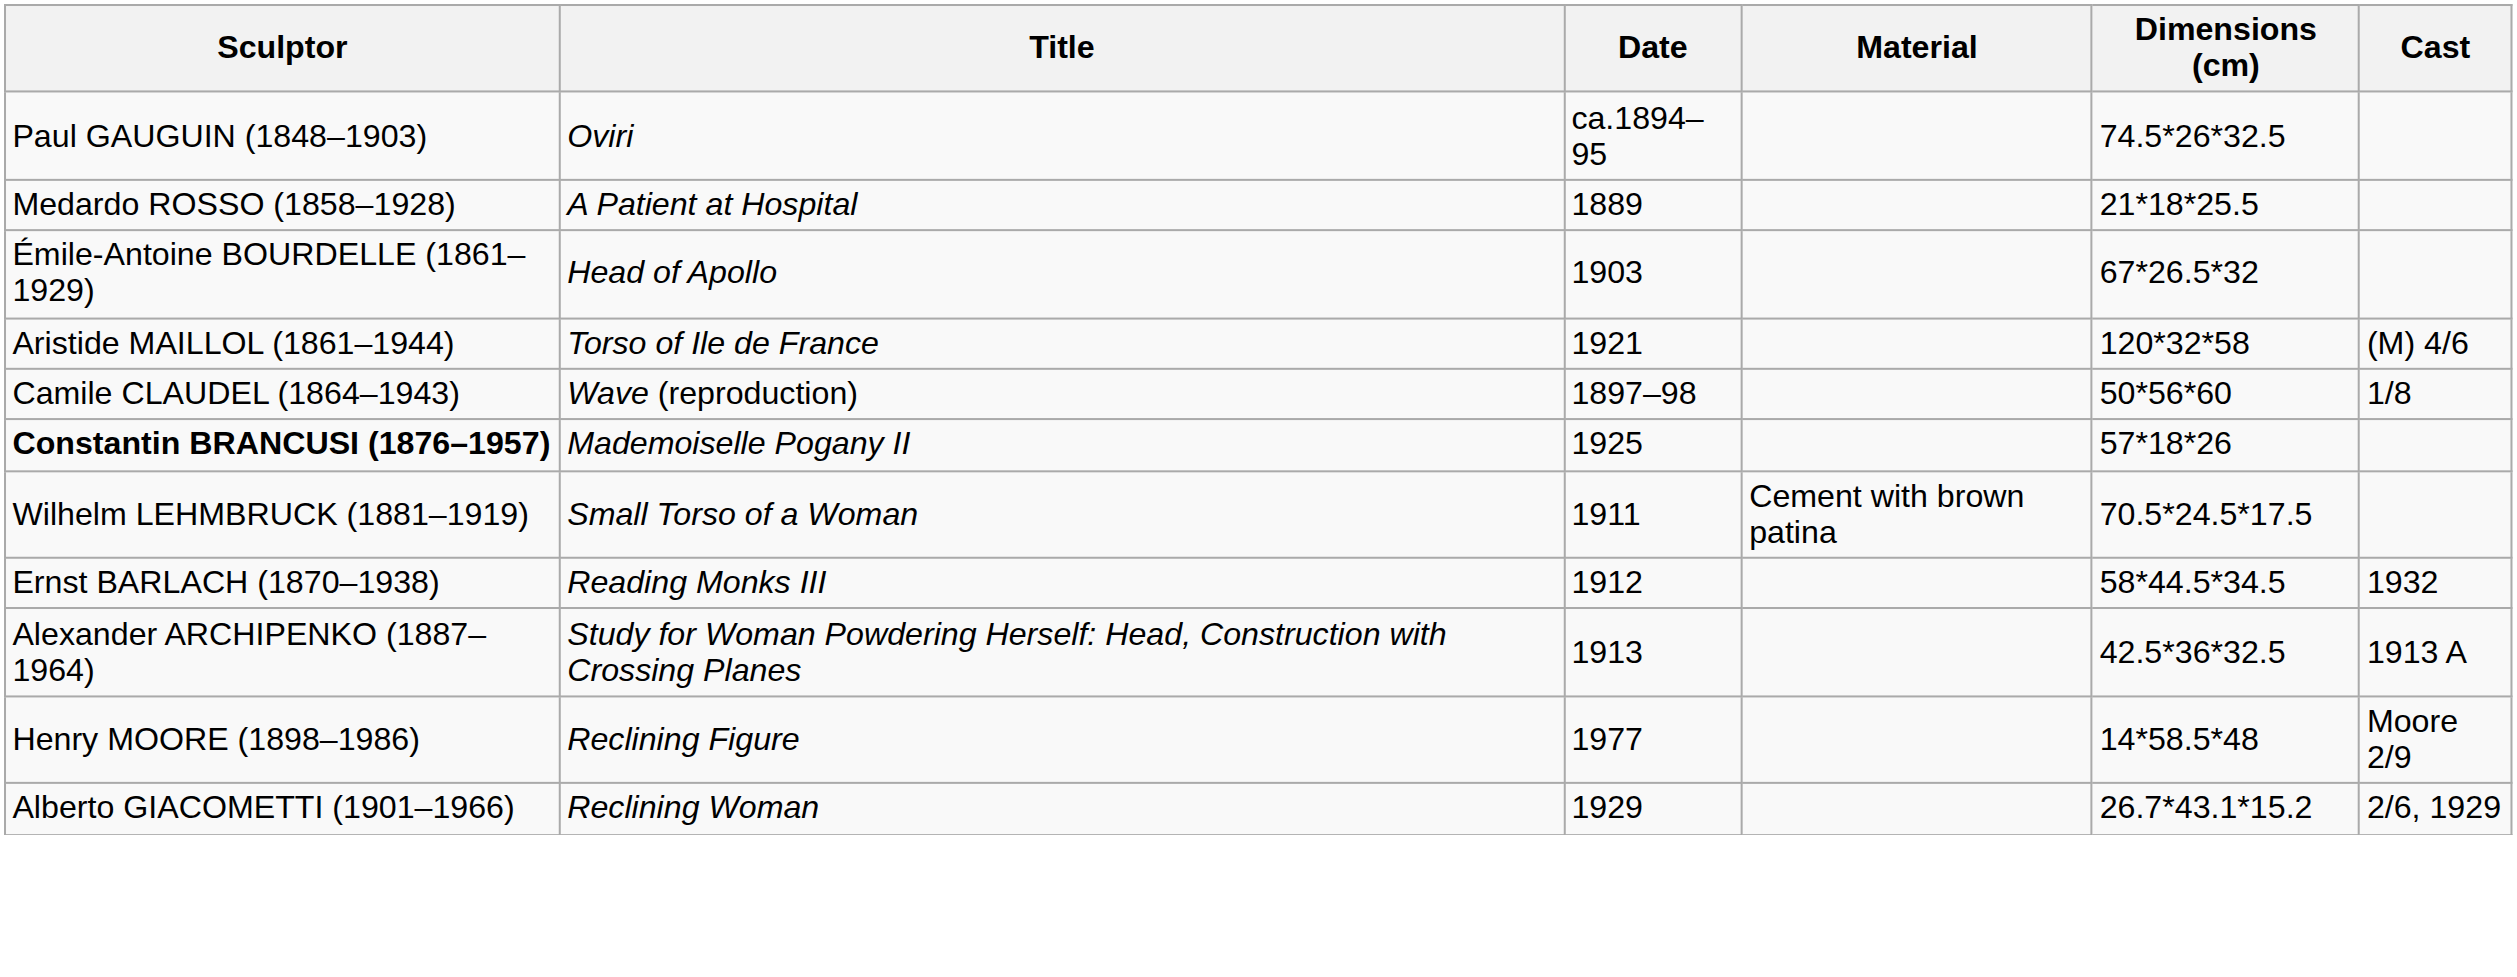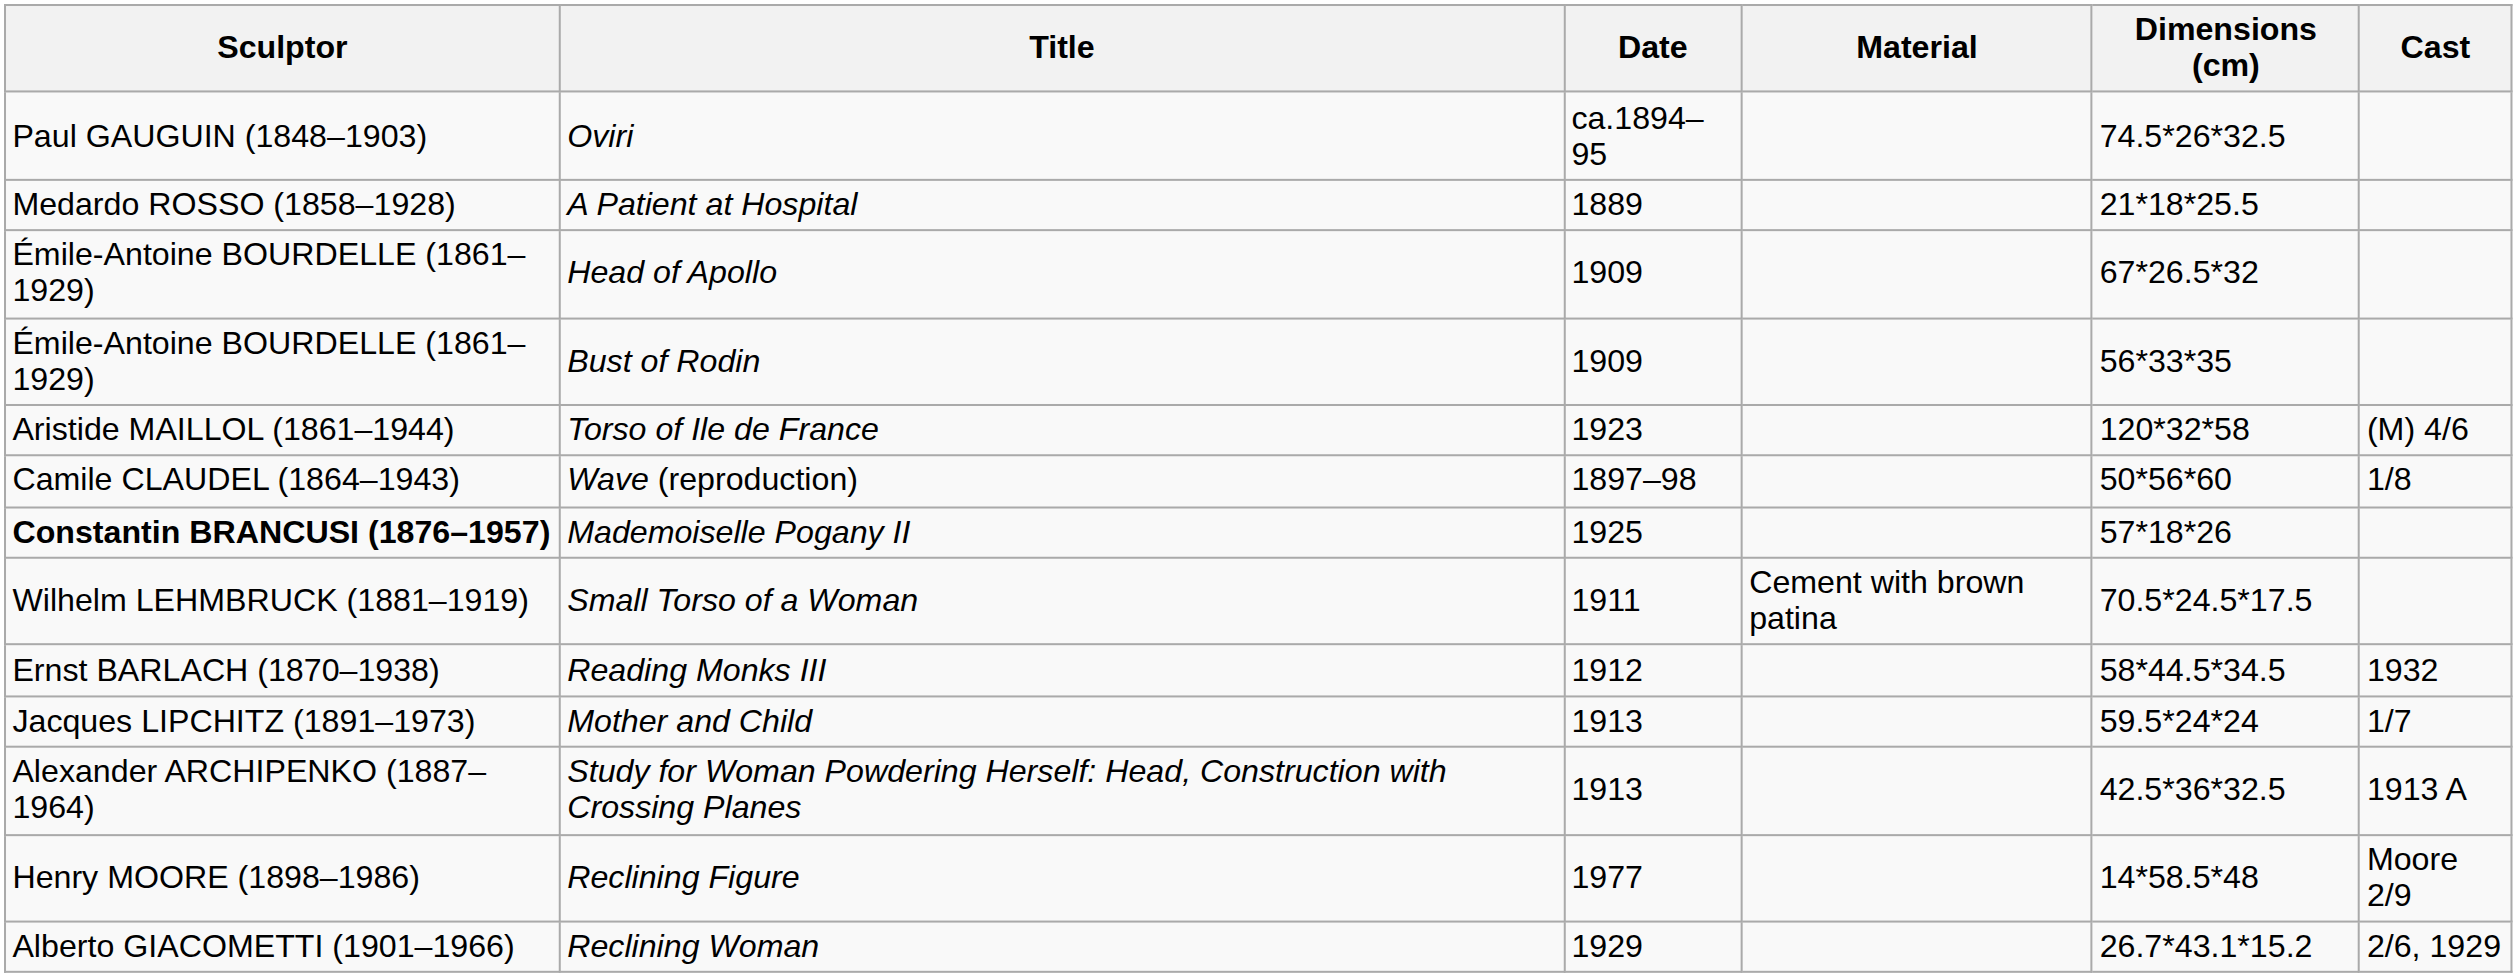(1607, 273) 1903 -> (1607, 273) 1909
+ row: (664, 360)
(1607, 342) 1921 -> (1607, 429) 1923
+ row: (690, 720)
